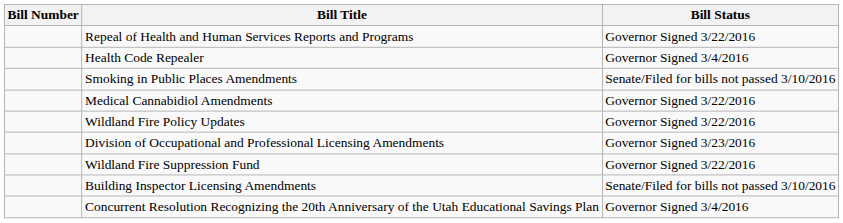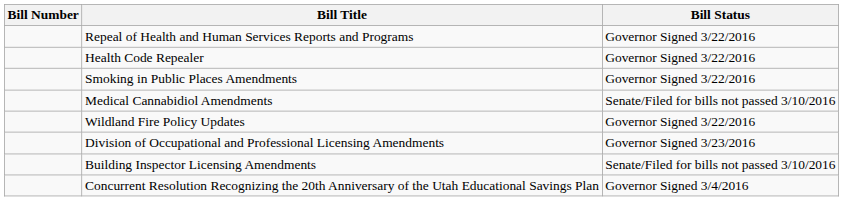(677, 57) Governor Signed 3/4/2016 -> (680, 57) Governor Signed 3/22/2016
(720, 79) Senate/Filed for bills not passed 3/10/2016 -> (680, 79) Governor Signed 3/22/2016
(680, 100) Governor Signed 3/22/2016 -> (720, 100) Senate/Filed for bills not passed 3/10/2016
- row: (172, 164)
